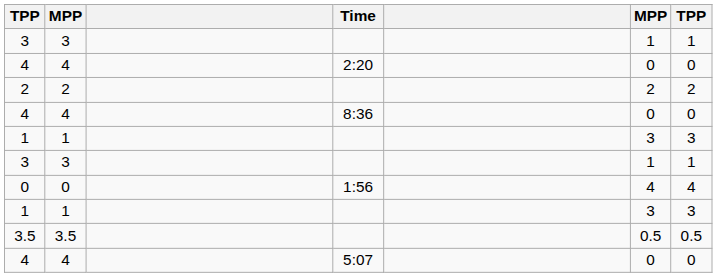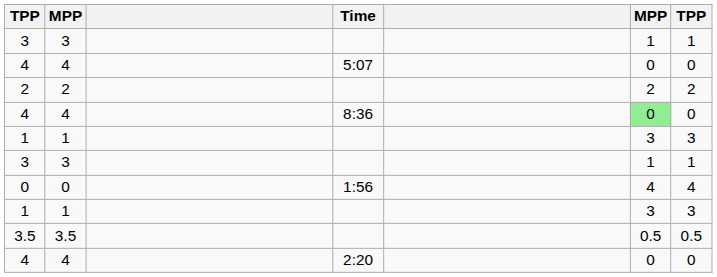rows swapped: (25, 65) <-> (25, 260)
(651, 114) no background -> (651, 114) lightgreen background
